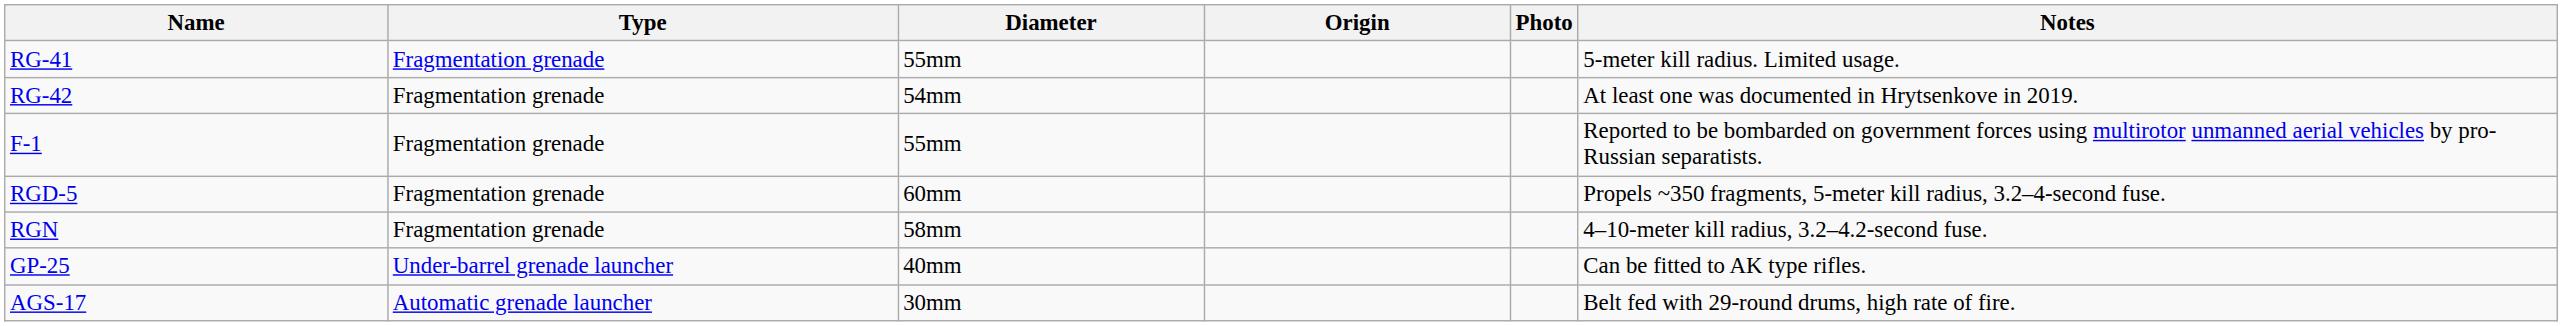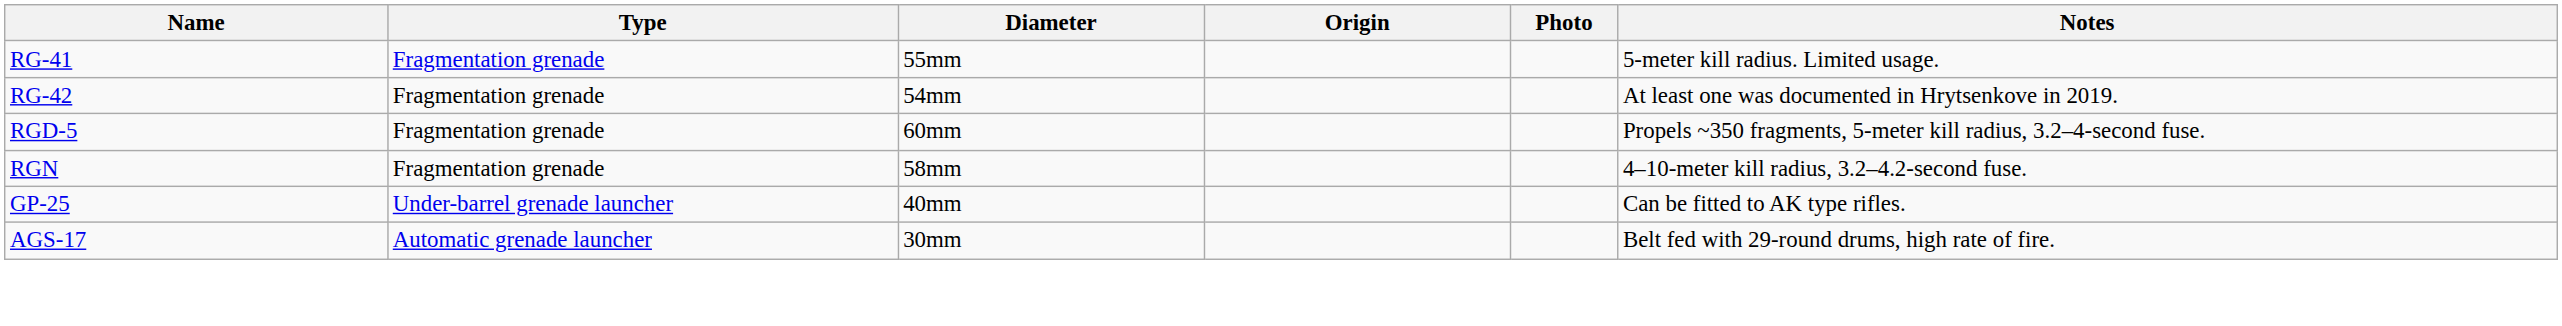- row: (26, 144)
